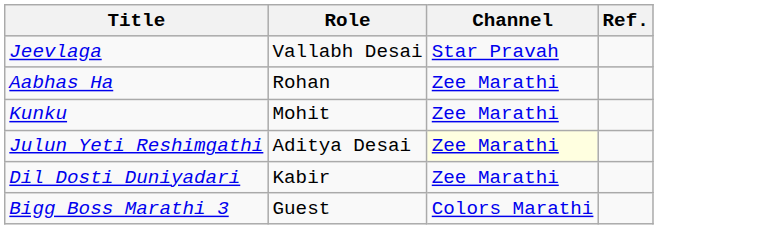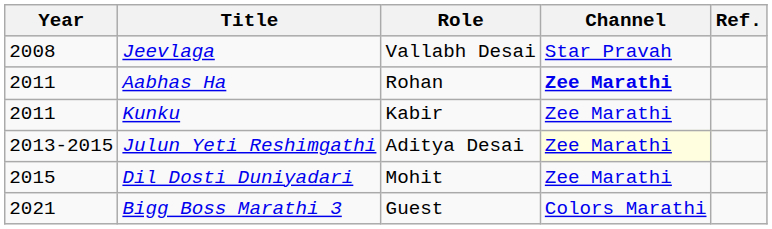+ column: (61, 20)
(495, 83) normal -> (608, 83) bold
(301, 114) Mohit -> (414, 114) Kabir
(301, 177) Kabir -> (414, 177) Mohit
